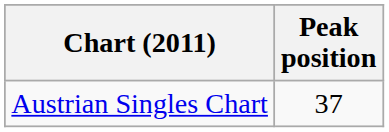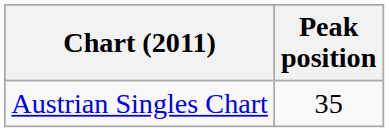(329, 103) 37 -> (329, 103) 35
